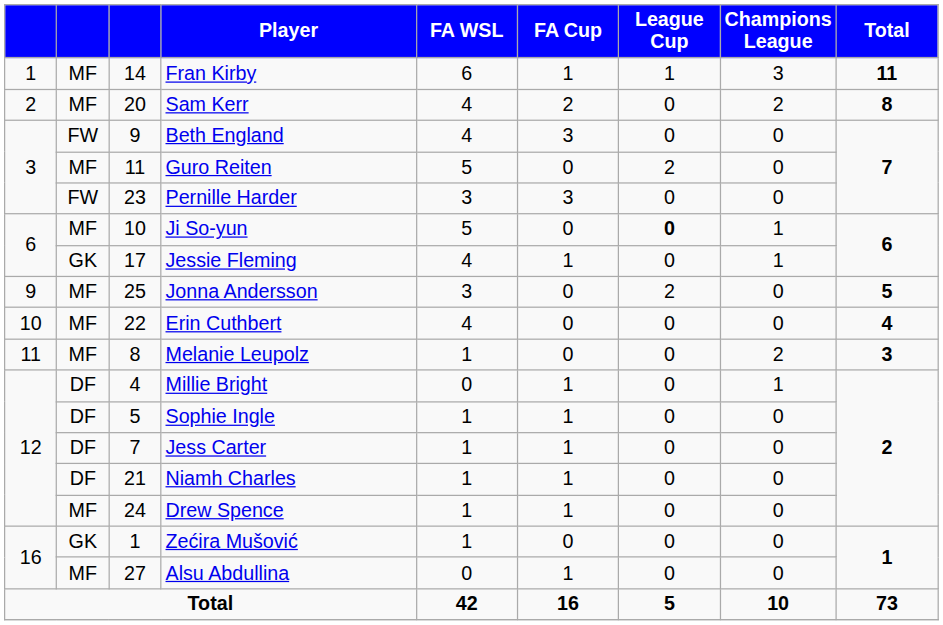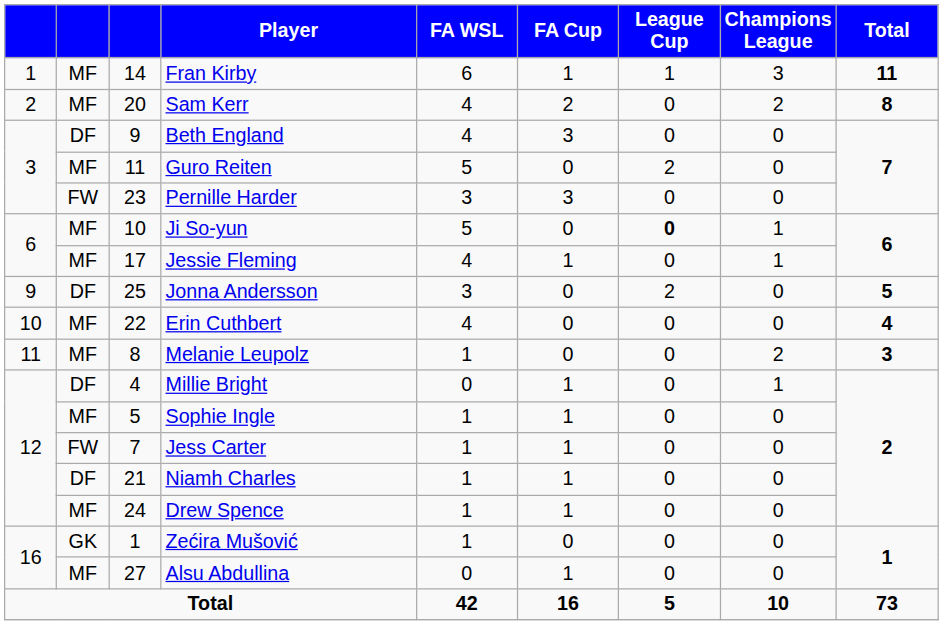(83, 135) FW -> (83, 135) DF
(83, 260) GK -> (83, 260) MF
(83, 291) MF -> (83, 291) DF
(83, 416) DF -> (83, 416) MF
(83, 447) DF -> (83, 447) FW
